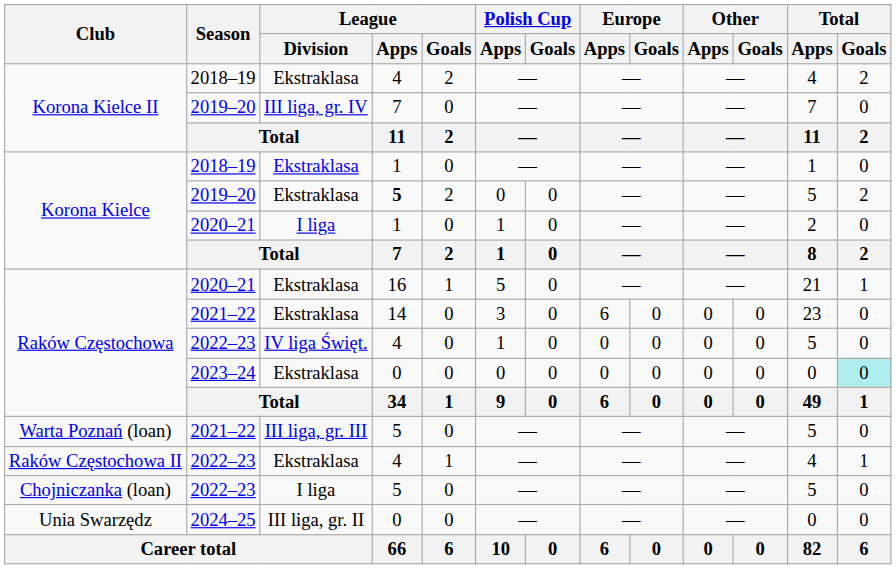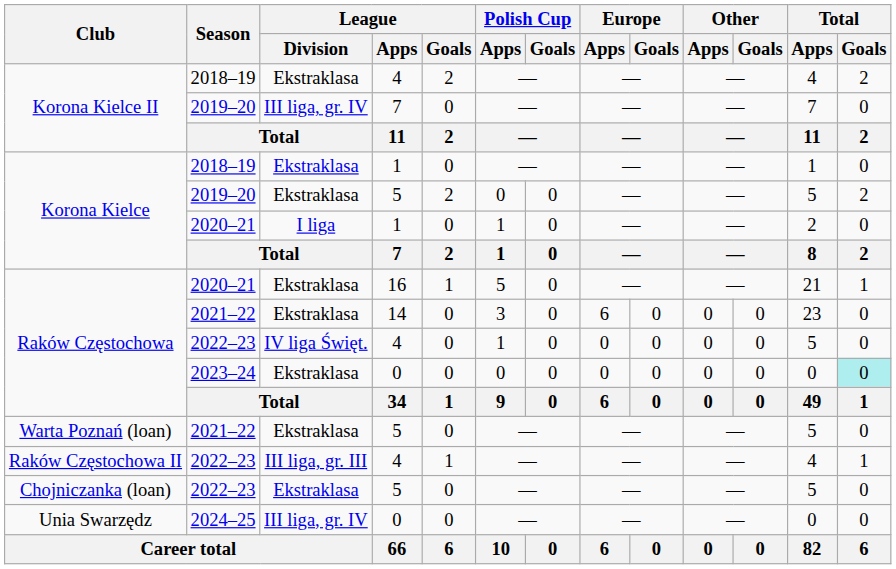(397, 195) bold -> (397, 195) normal
(316, 431) III liga, gr. III -> (316, 431) Ekstraklasa
(316, 460) Ekstraklasa -> (316, 460) III liga, gr. III
(316, 490) I liga -> (316, 490) Ekstraklasa
(316, 519) III liga, gr. II -> (316, 519) III liga, gr. IV
